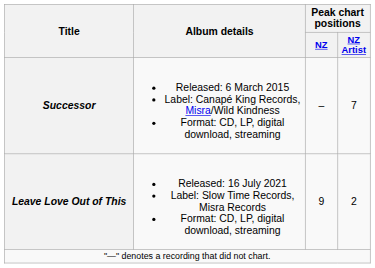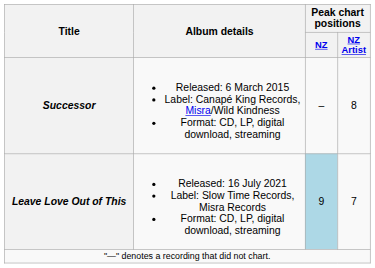(354, 105) 7 -> (354, 105) 8
(321, 201) no background -> (321, 201) lightblue background
(354, 201) 2 -> (354, 201) 7
